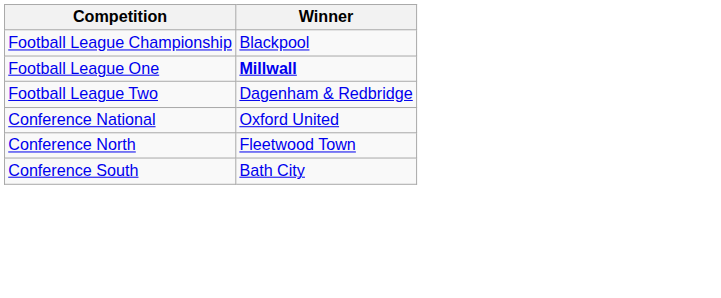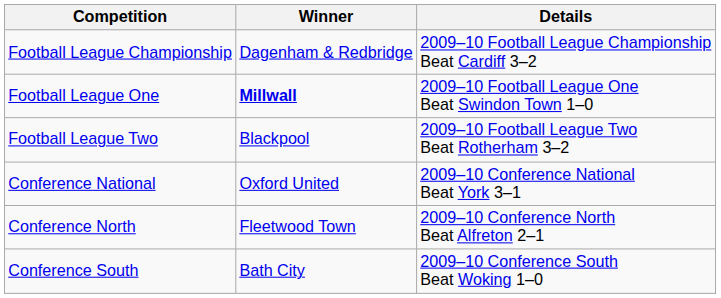+ column: (566, 17)
(274, 42) Blackpool -> (326, 52) Dagenham & Redbridge
(326, 94) Dagenham & Redbridge -> (274, 139) Blackpool
